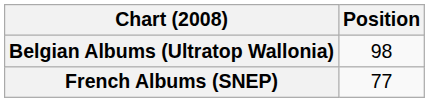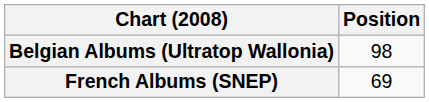(382, 81) 77 -> (382, 81) 69
